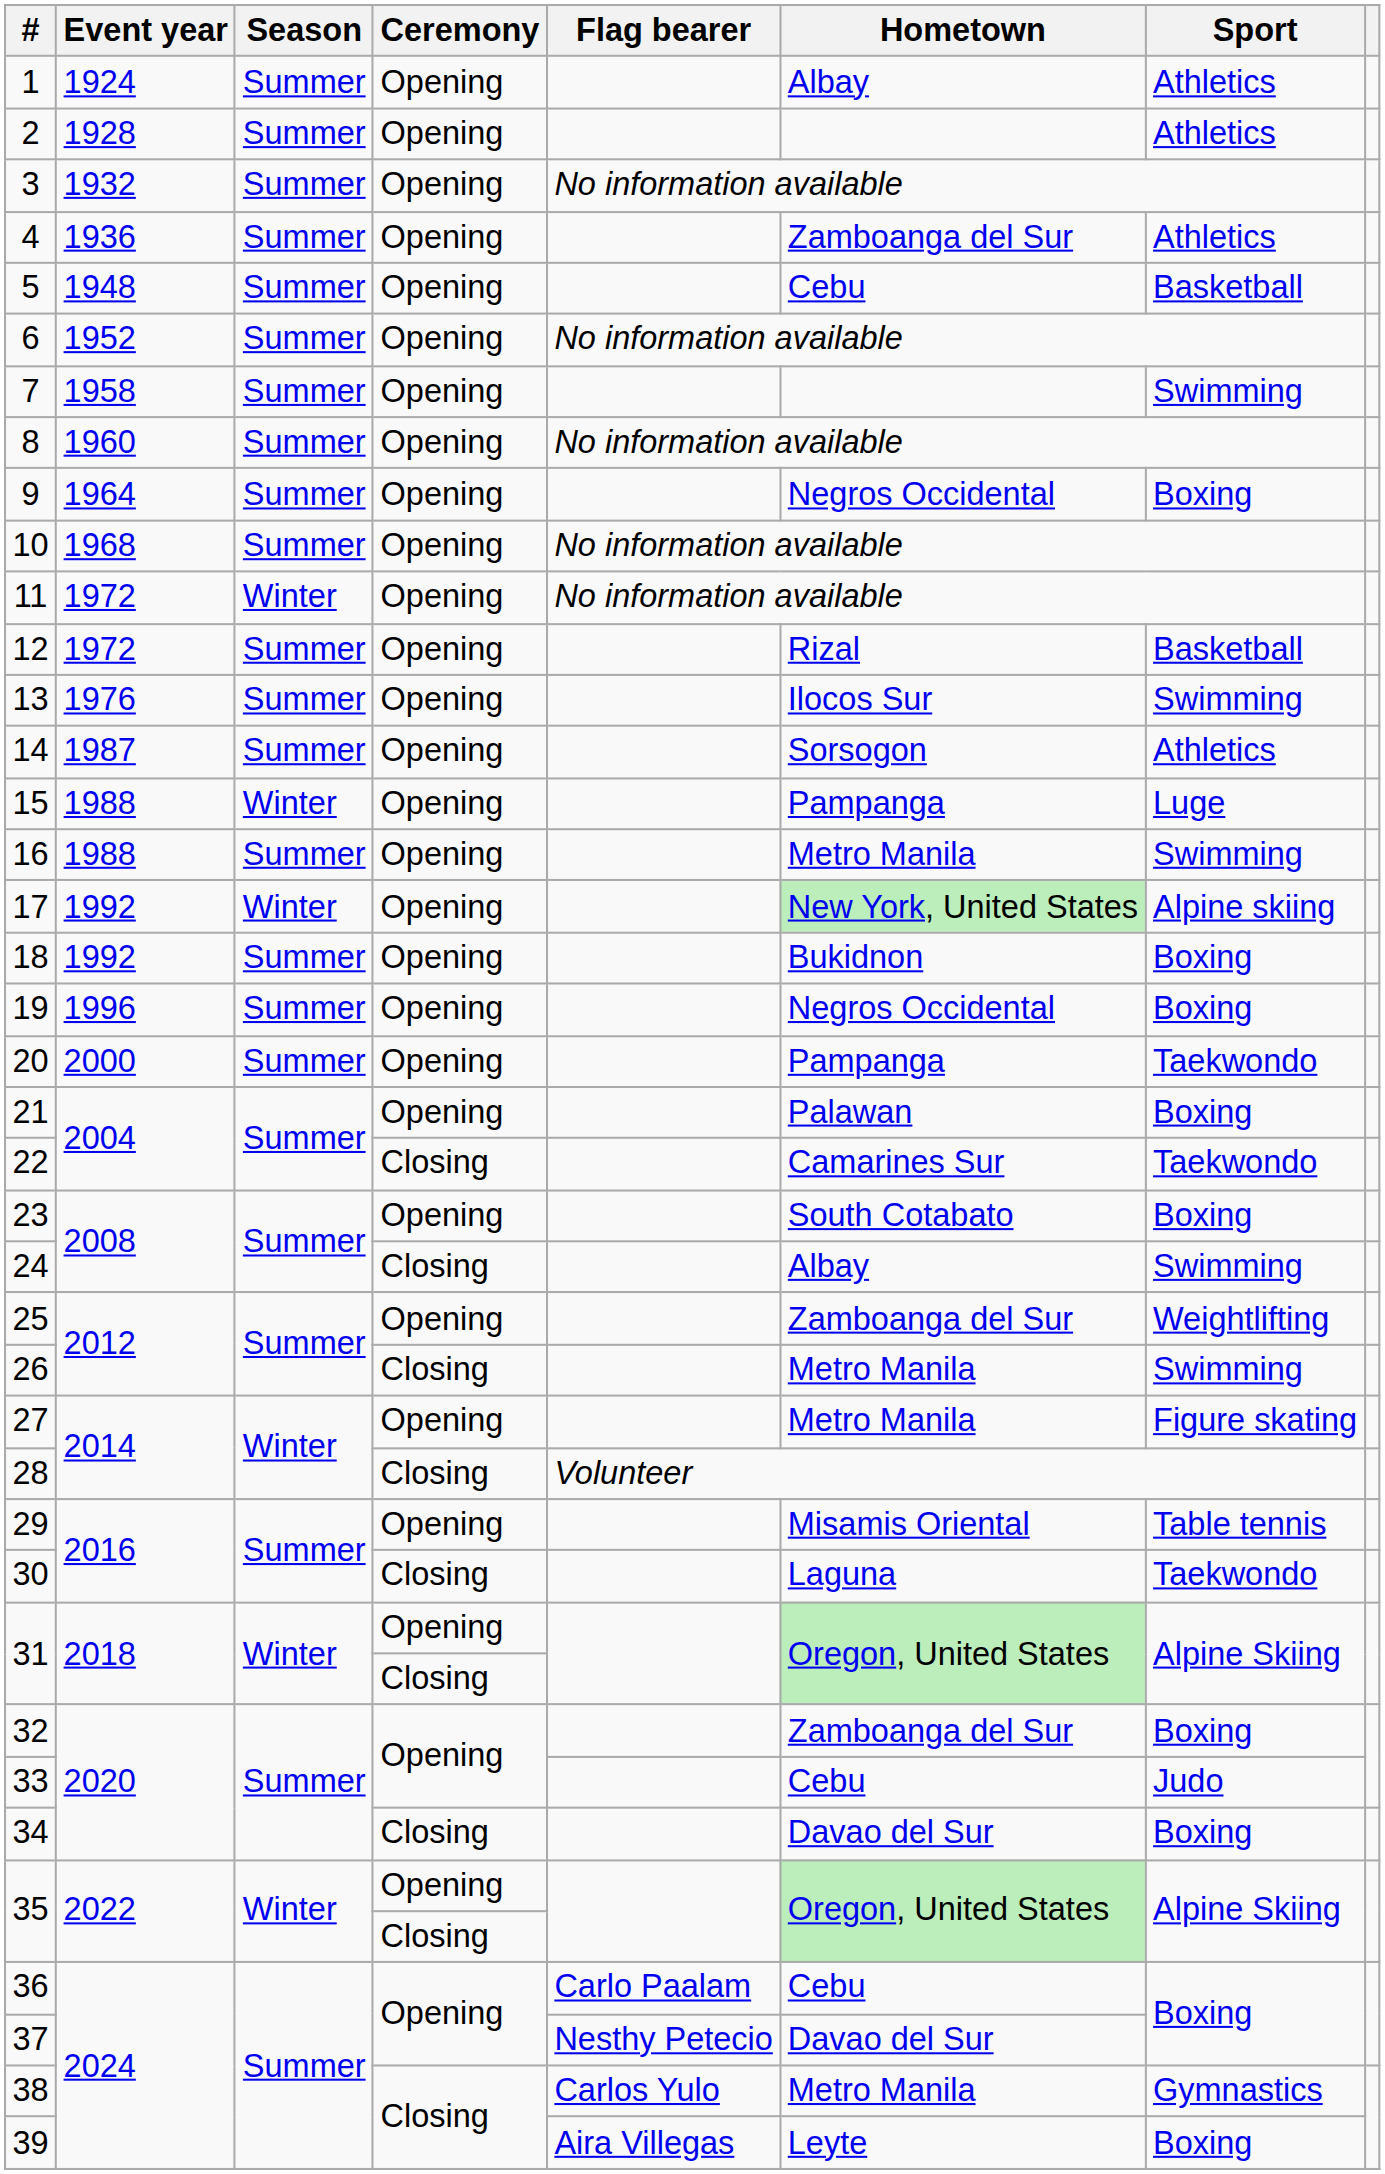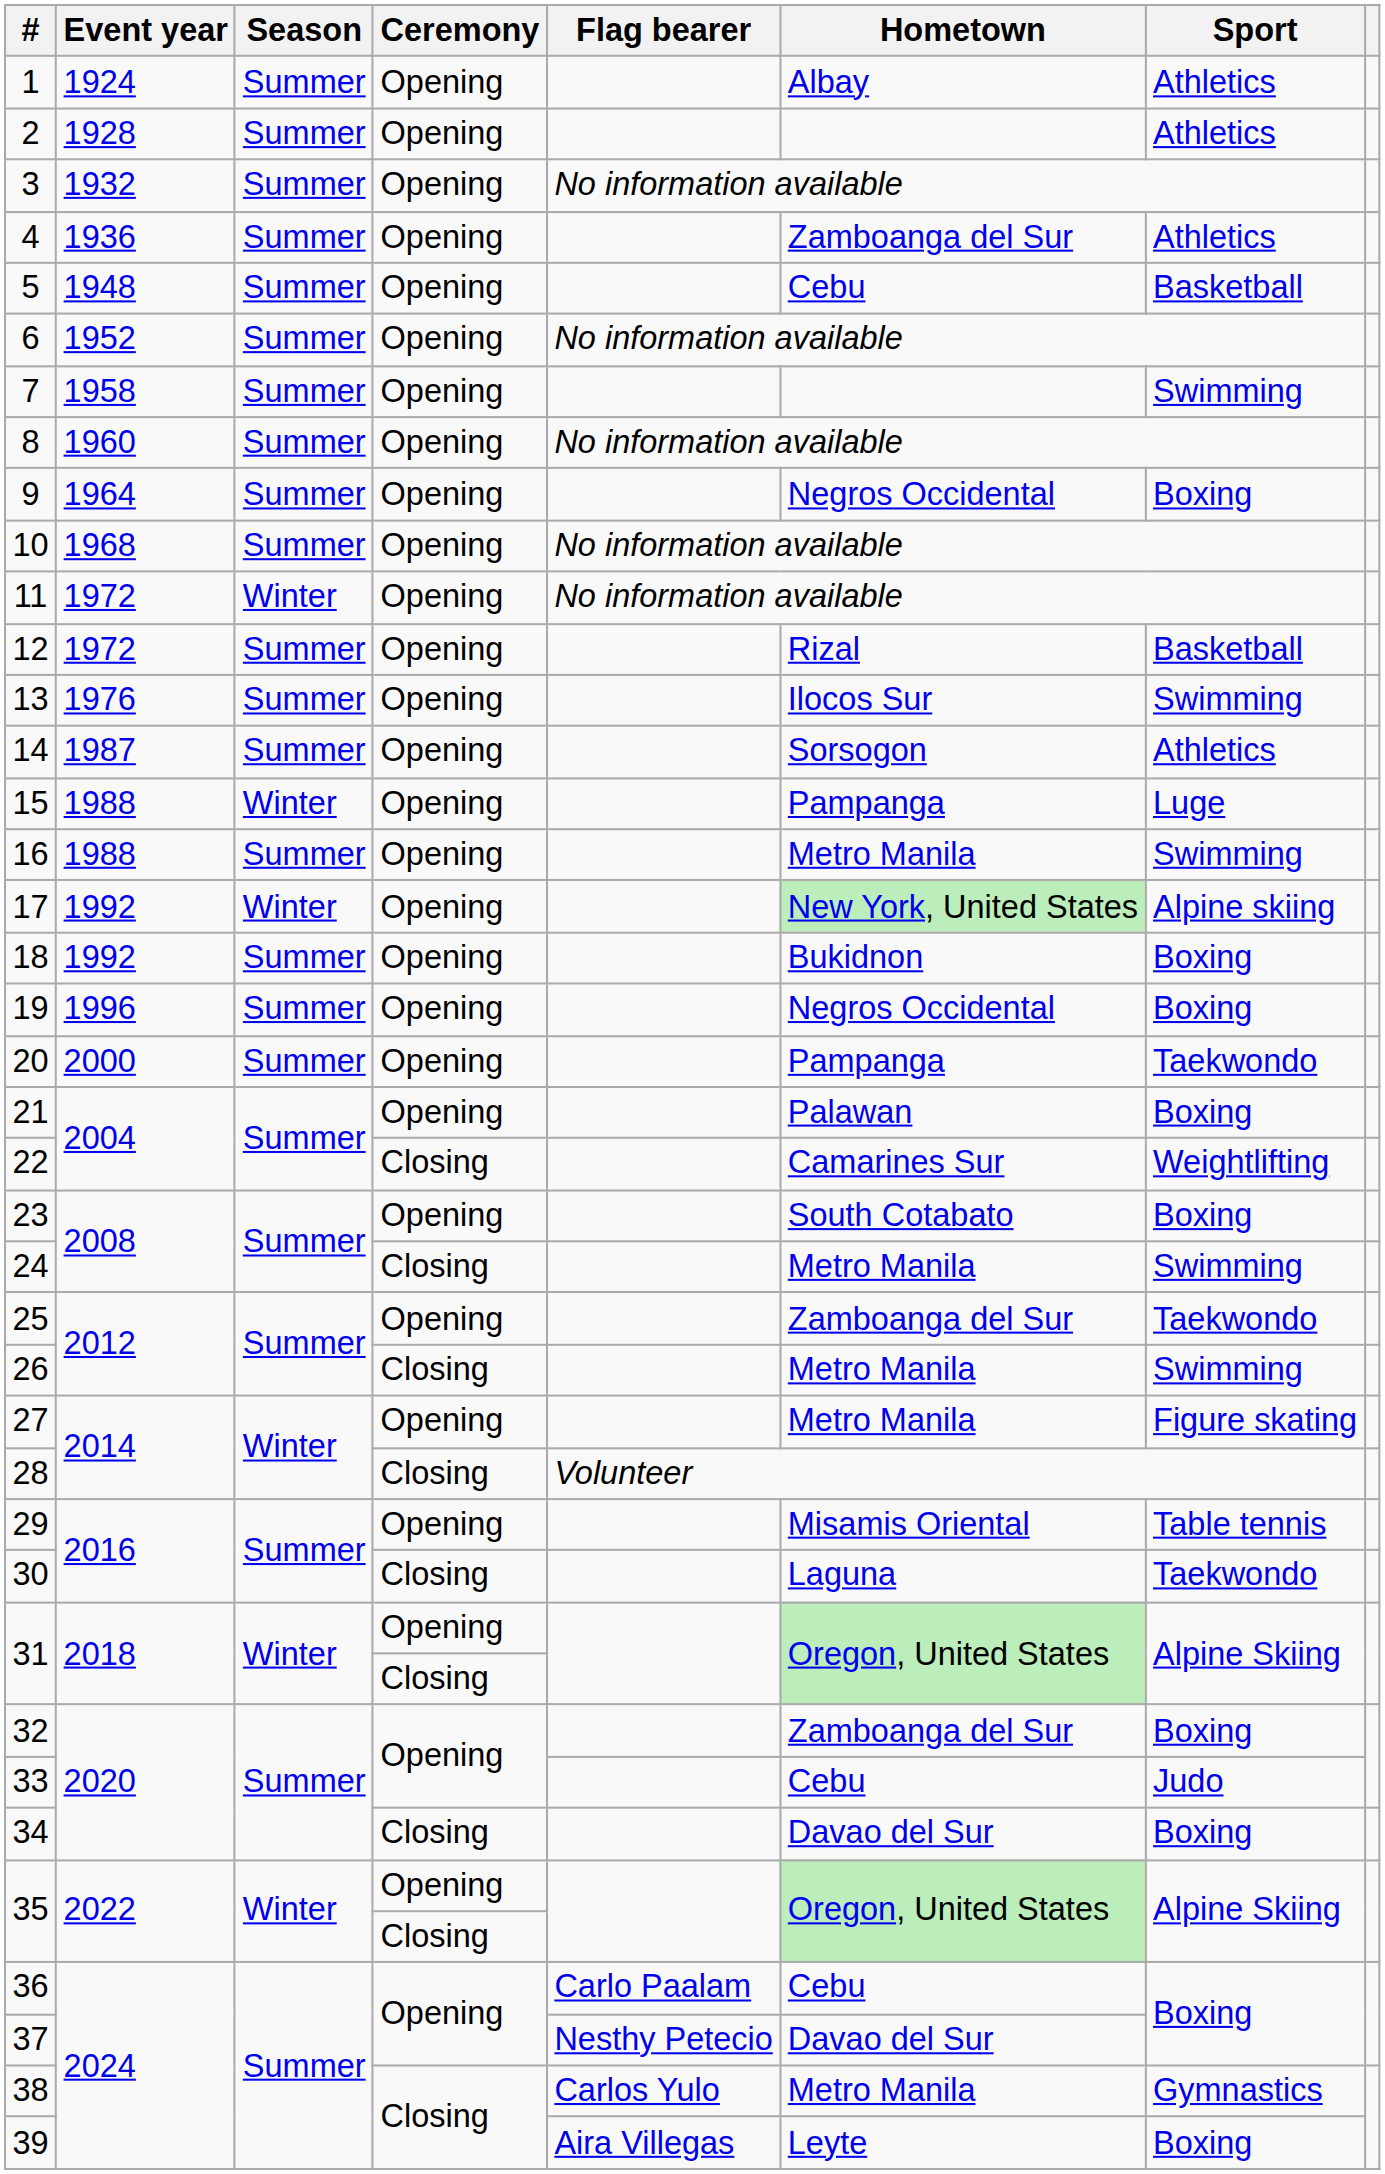(1235, 1163) Taekwondo -> (1241, 1163) Weightlifting
(828, 1266) Albay -> (882, 1266) Metro Manila
(1241, 1318) Weightlifting -> (1235, 1318) Taekwondo
